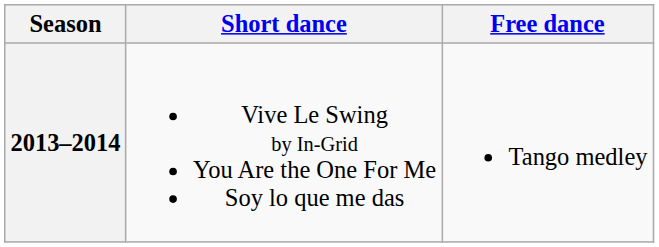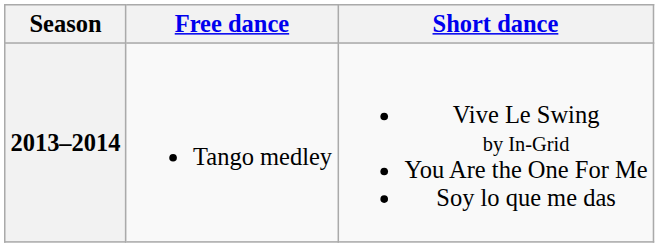columns swapped: (284, 23) <-> (547, 23)
